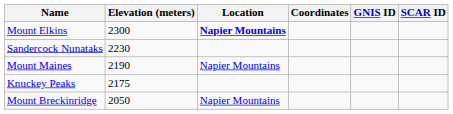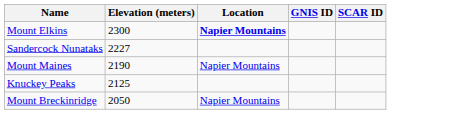- column: (320, 13)
(119, 48) 2230 -> (119, 48) 2227
(119, 83) 2175 -> (119, 83) 2125
